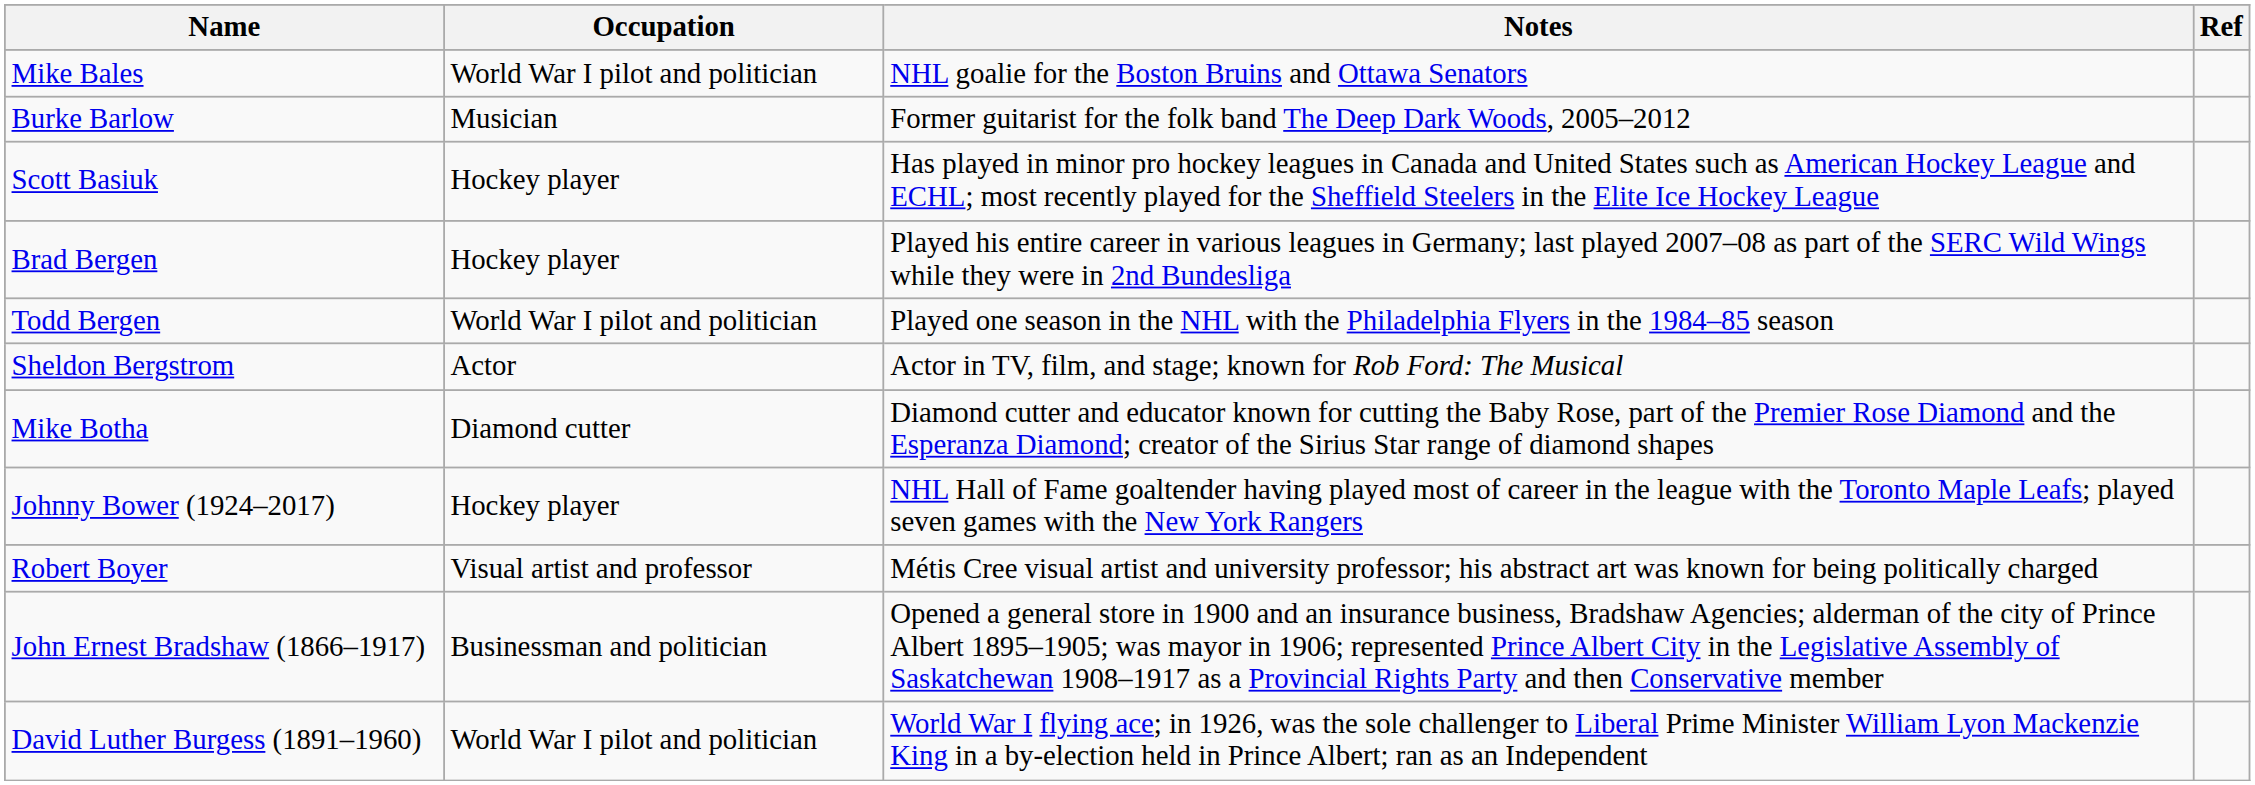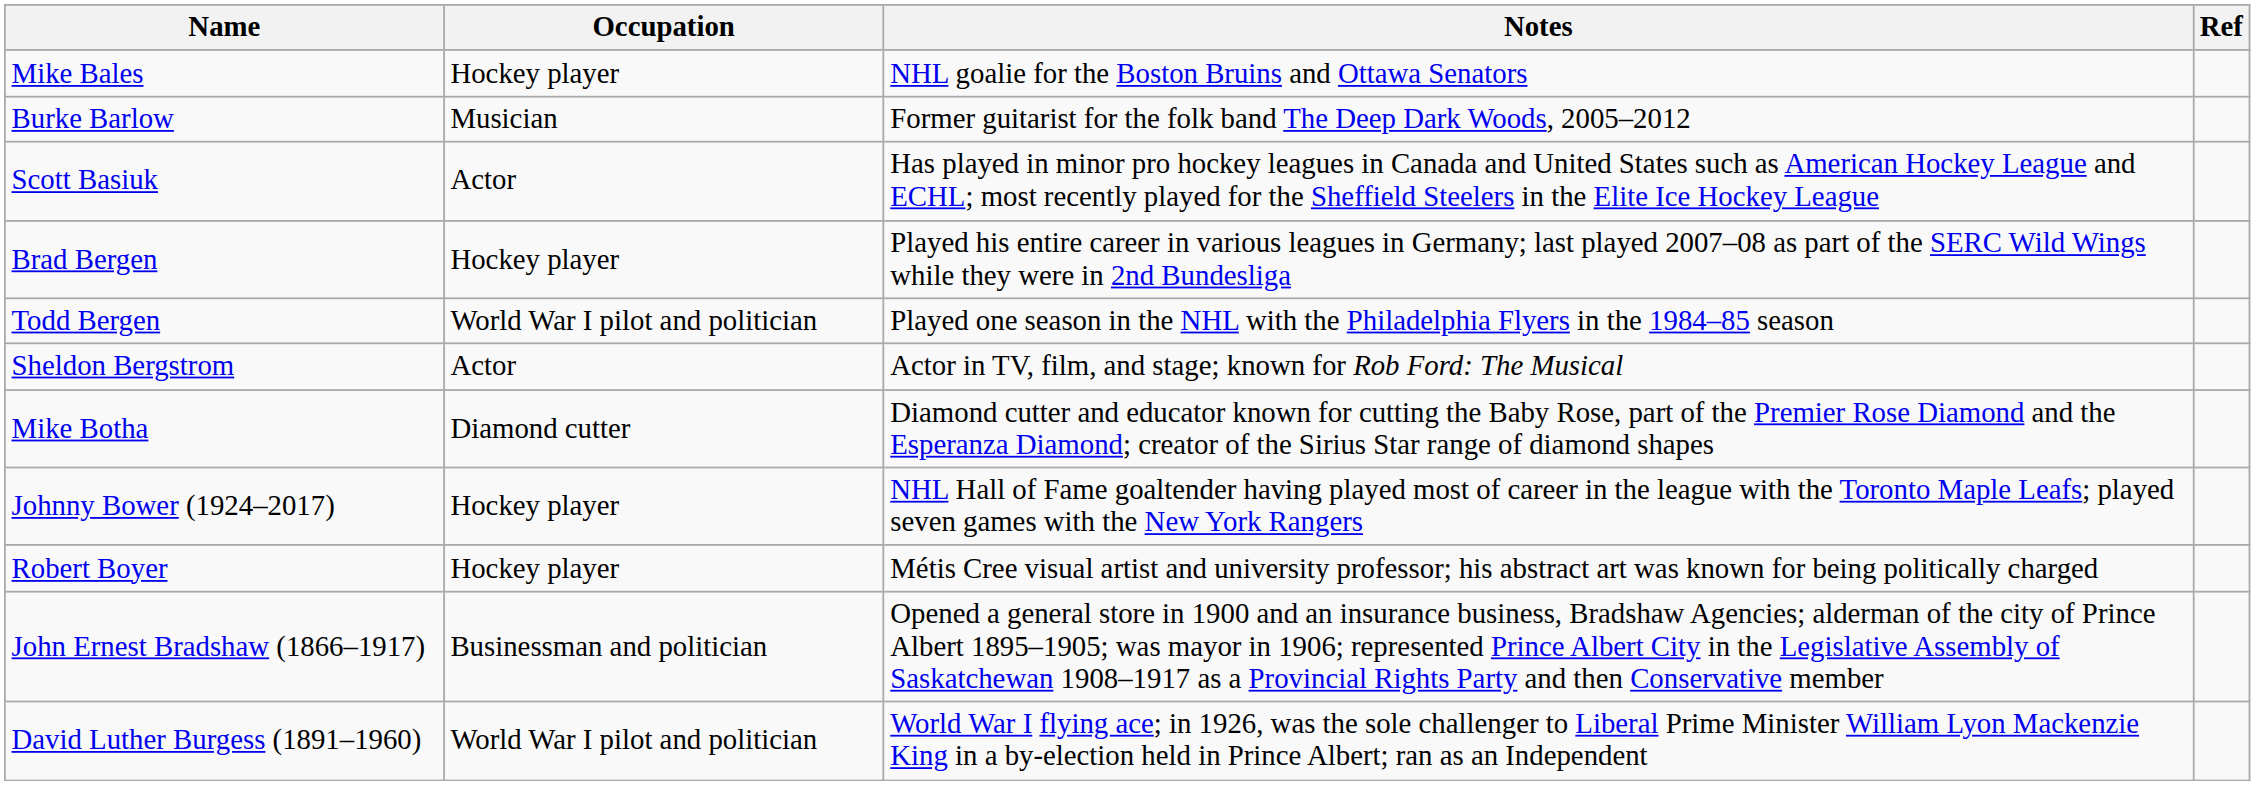(634, 73) World War I pilot and politician -> (535, 73) Hockey player
(535, 180) Hockey player -> (483, 180) Actor
(601, 568) Visual artist and professor -> (535, 568) Hockey player
